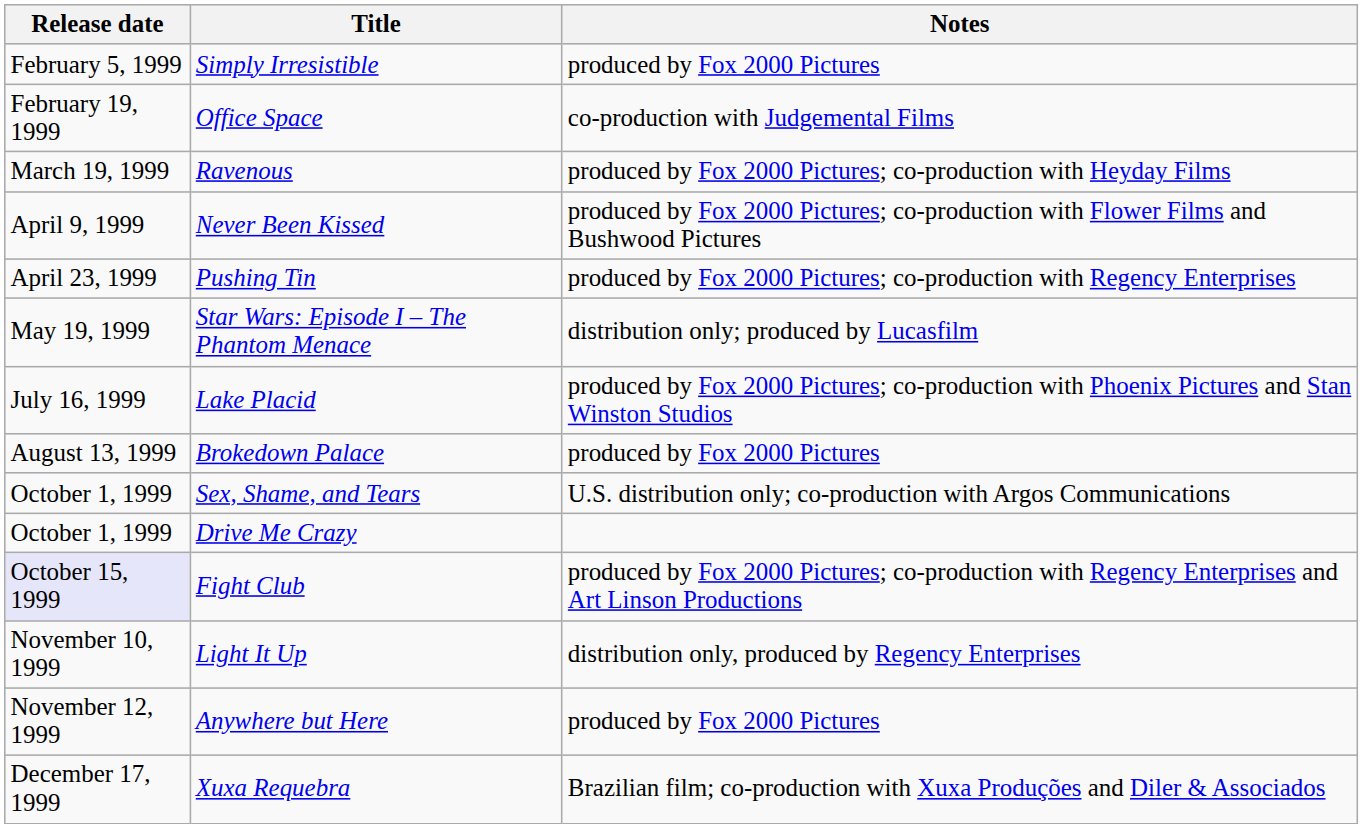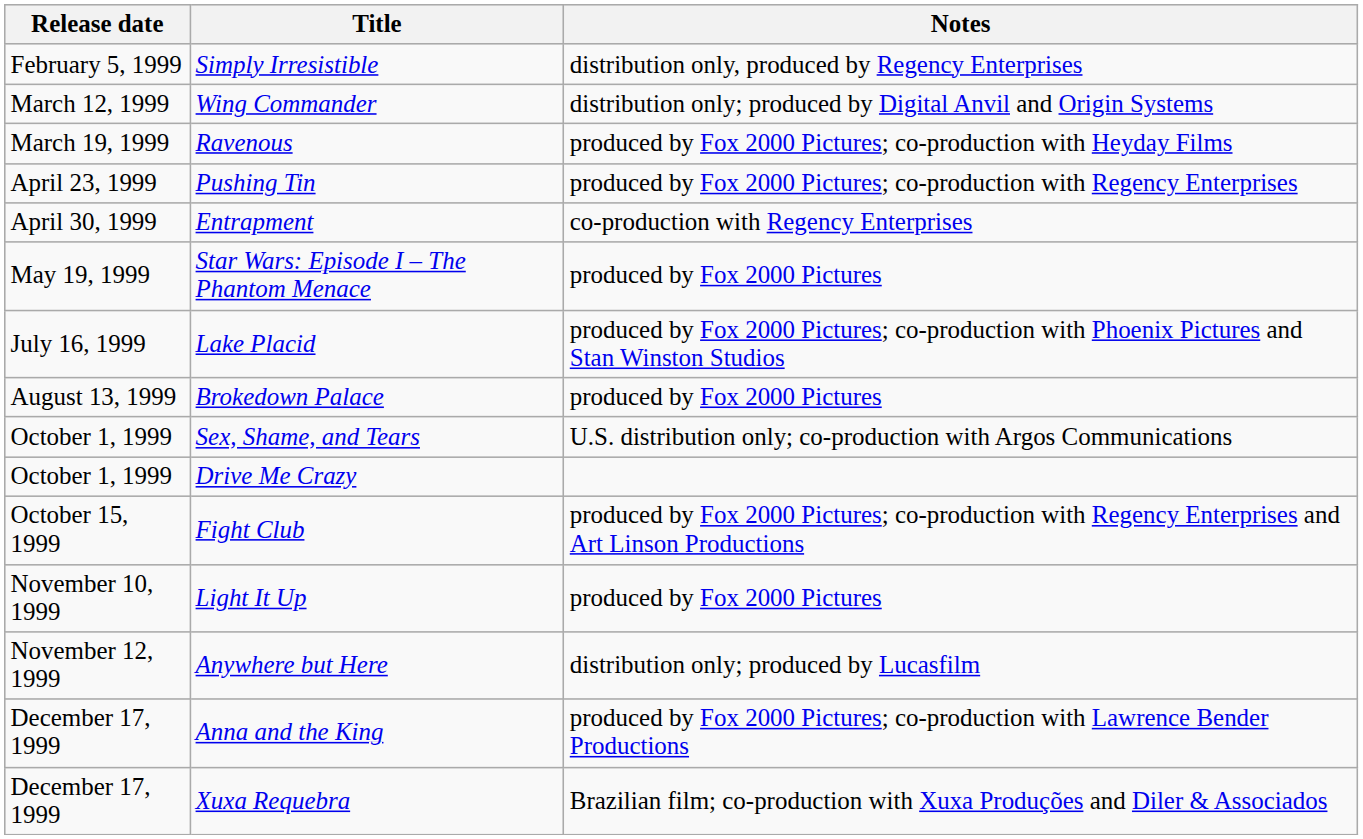(724, 63) produced by Fox 2000 Pictures -> (826, 63) distribution only, produced by Regency Enterprises
- row: (259, 117)
+ row: (286, 103)
- row: (290, 224)
+ row: (255, 222)
(773, 332) distribution only; produced by Lucasfilm -> (726, 275) produced by Fox 2000 Pictures
(69, 586) lavender background -> (69, 529) no background
(824, 653) distribution only, produced by Regency Enterprises -> (726, 597) produced by Fox 2000 Pictures
(724, 721) produced by Fox 2000 Pictures -> (775, 665) distribution only; produced by Lucasfilm
+ row: (290, 732)
